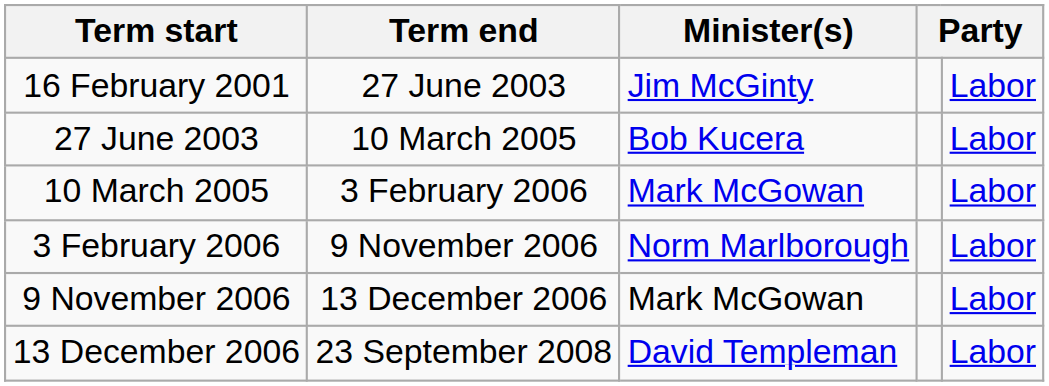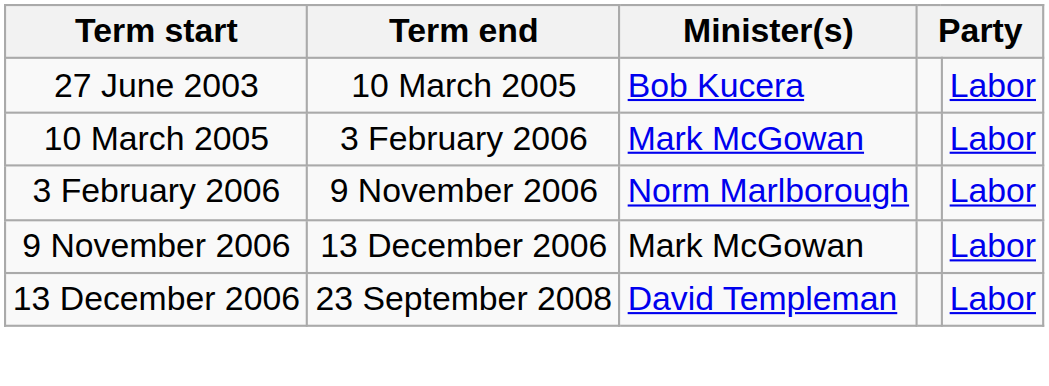- row: (156, 84)
